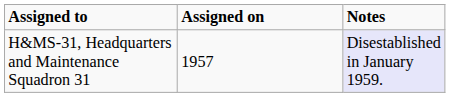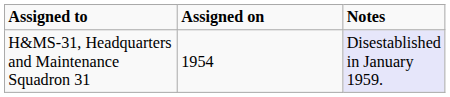(197, 61) 1957 -> (197, 61) 1954
